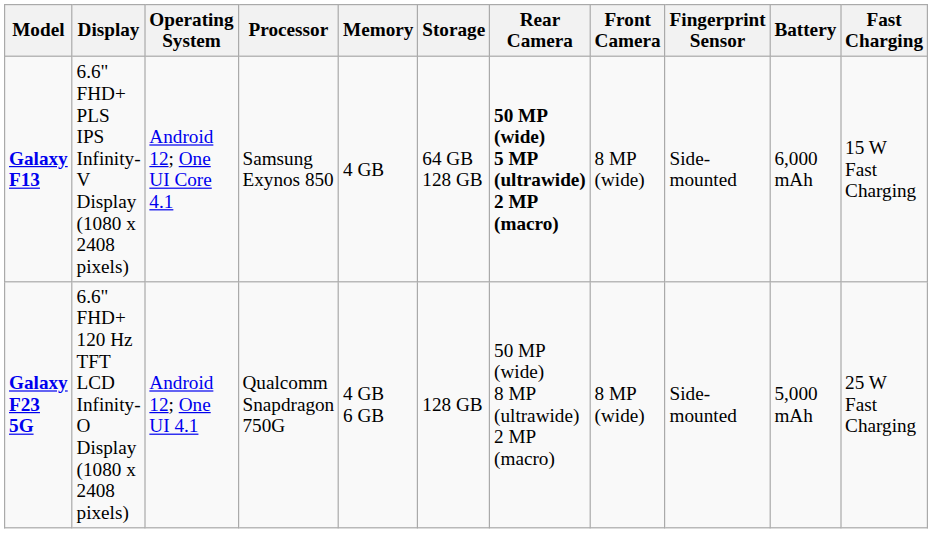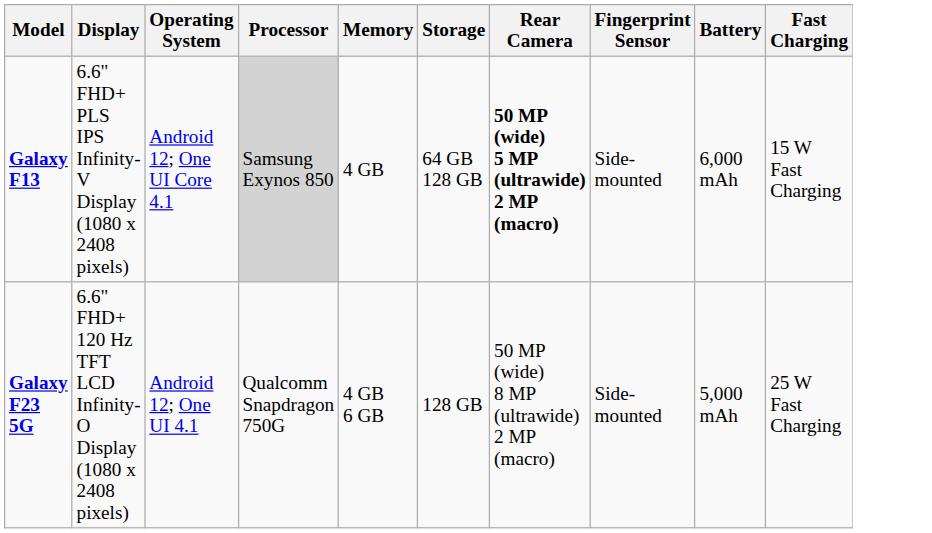- column: (628, 30)
(288, 168) no background -> (288, 168) lightgrey background
